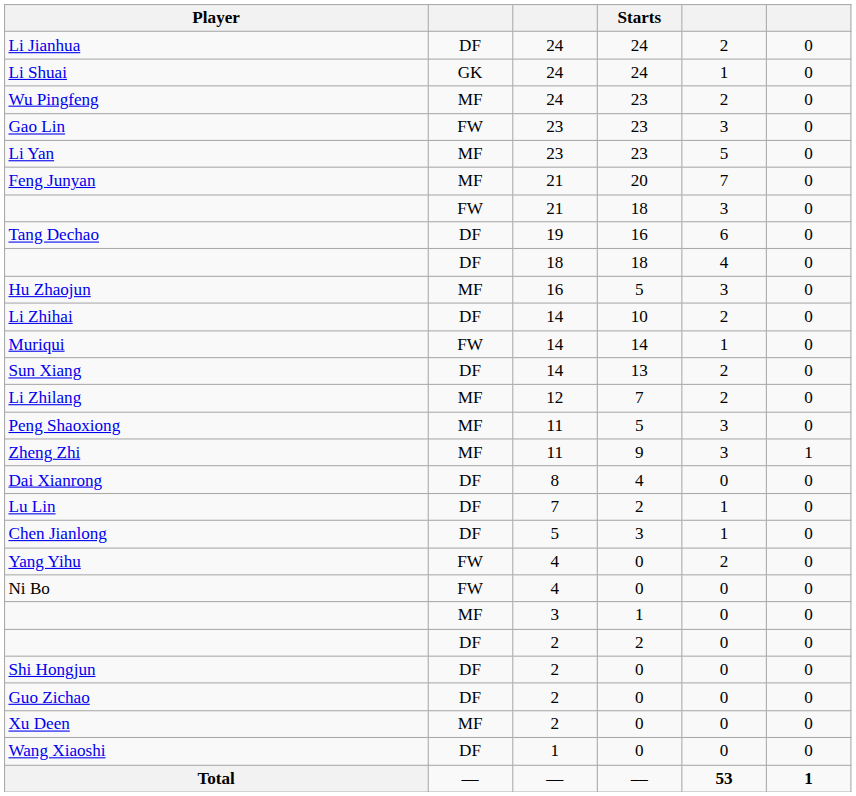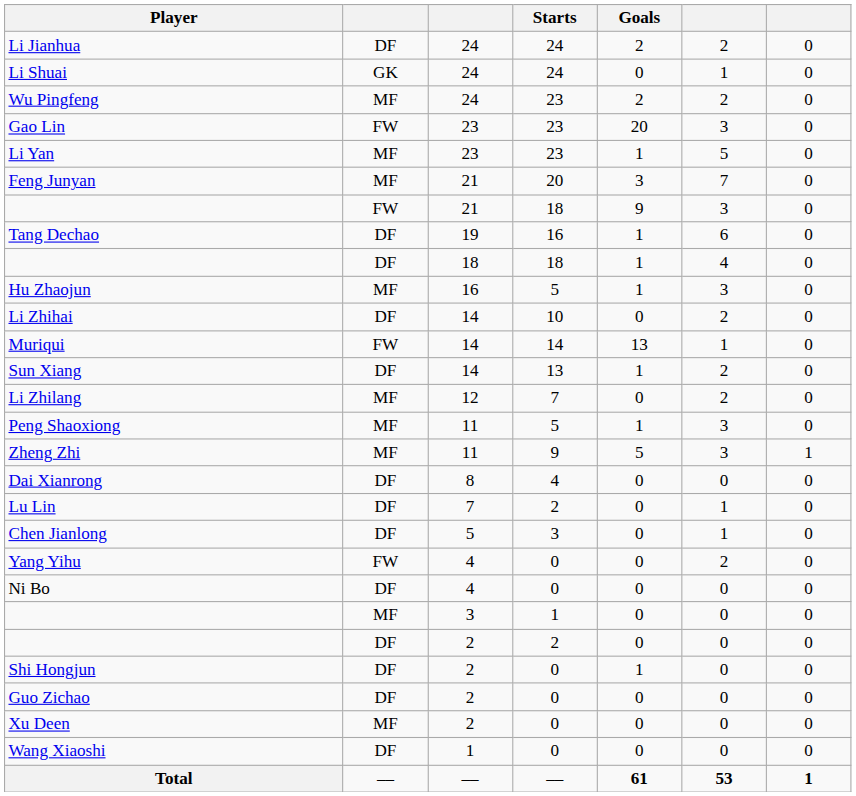+ column: (639, 18)
(470, 588) FW -> (385, 588) DF
